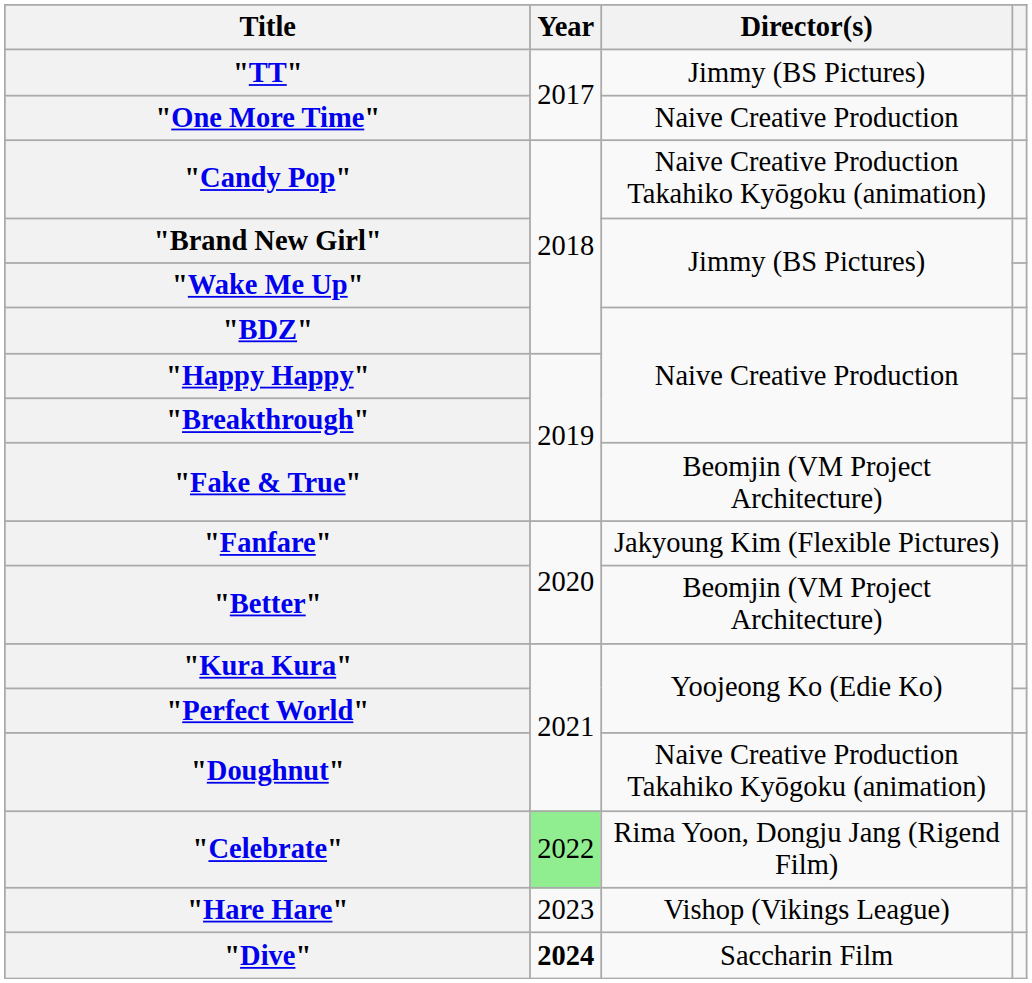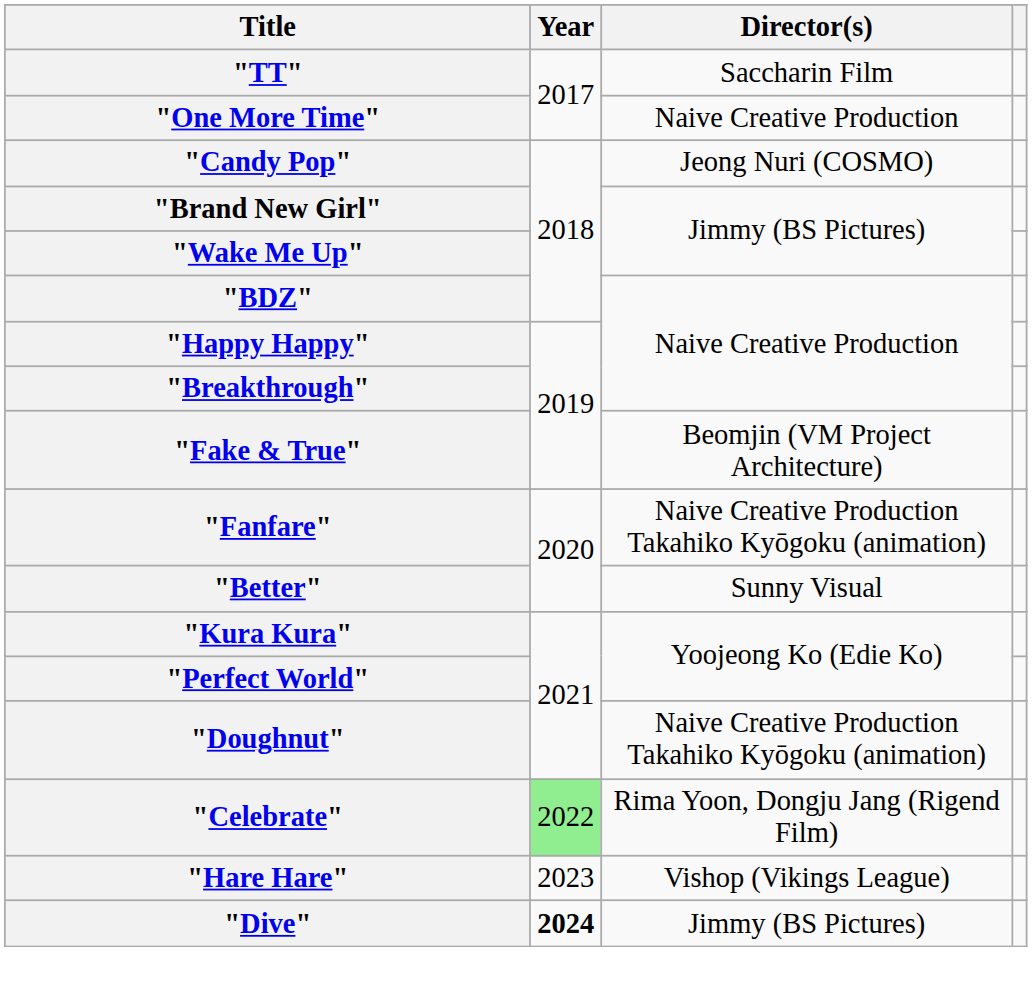(807, 72) Jimmy (BS Pictures) -> (807, 72) Saccharin Film
(807, 178) Naive Creative Production Takahiko Kyōgoku (animation) -> (807, 162) Jeong Nuri (COSMO)
(807, 542) Jakyoung Kim (Flexible Pictures) -> (807, 526) Naive Creative Production Takahiko Kyōgoku (animation)
(807, 604) Beomjin (VM Project Architecture) -> (807, 588) Sunny Visual
(807, 955) Saccharin Film -> (807, 923) Jimmy (BS Pictures)
